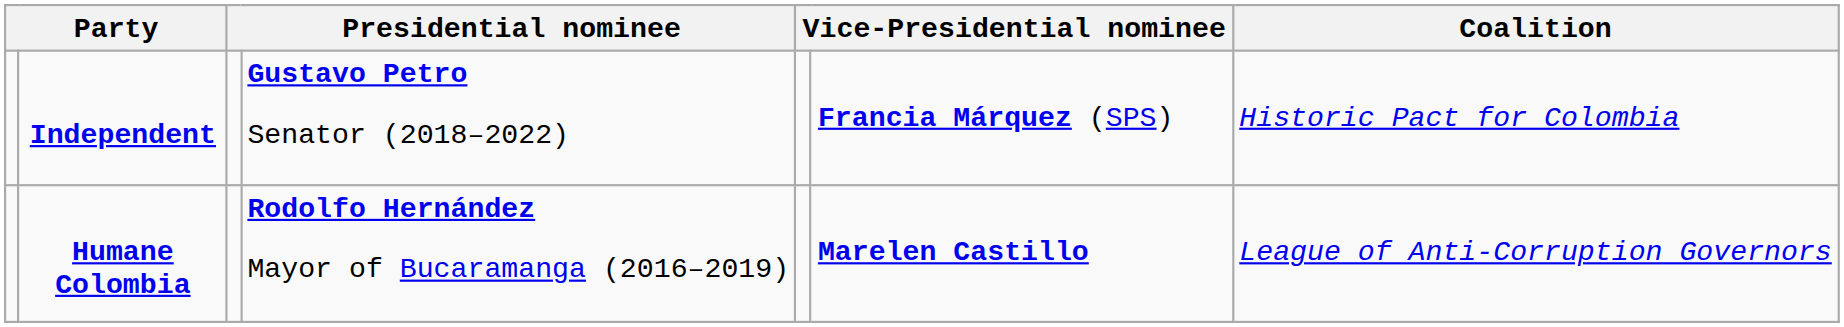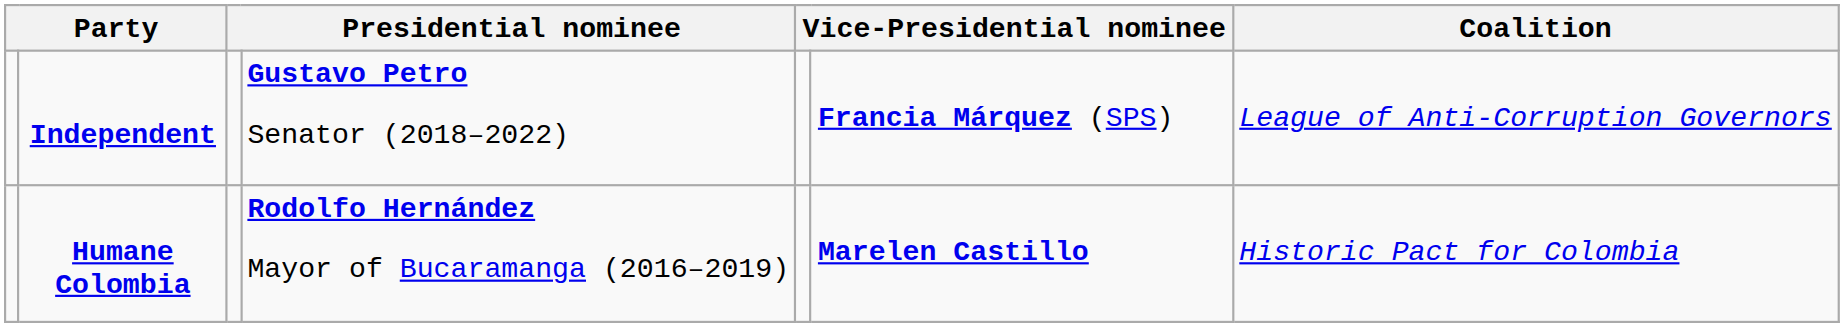(1459, 119) Historic Pact for Colombia -> (1536, 119) League of Anti-Corruption Governors
(1536, 253) League of Anti-Corruption Governors -> (1459, 253) Historic Pact for Colombia
